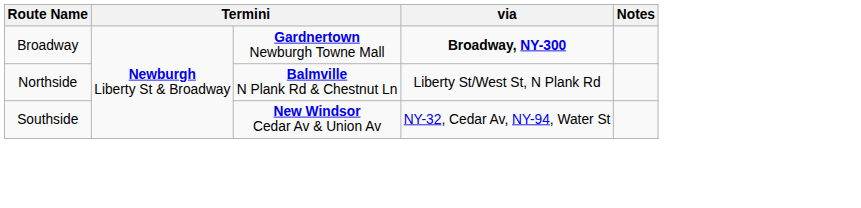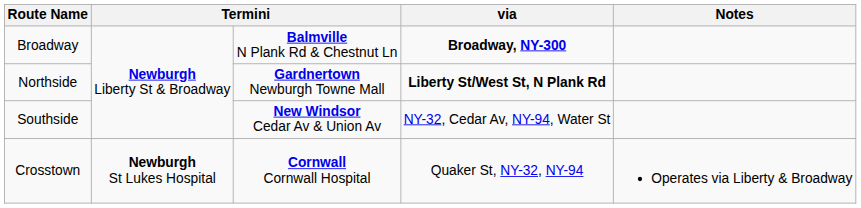(317, 44) Gardnertown Newburgh Towne Mall -> (317, 44) Balmville N Plank Rd & Chestnut Ln
(317, 82) Balmville N Plank Rd & Chestnut Ln -> (317, 82) Gardnertown Newburgh Towne Mall
(507, 82) normal -> (507, 82) bold
+ row: (48, 170)
